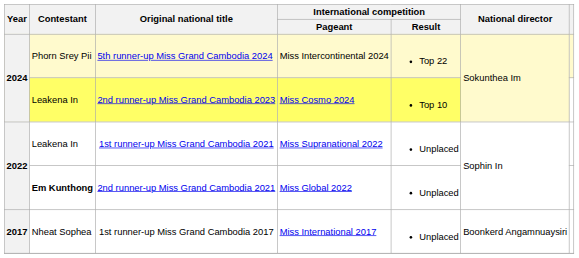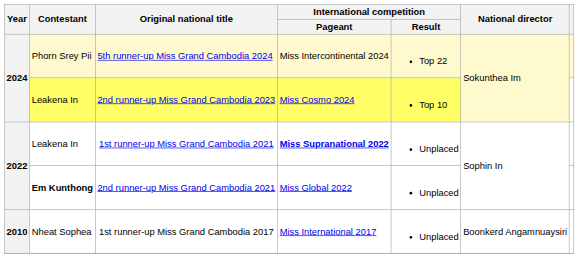(331, 144) normal -> (334, 144) bold
(17, 232) 2017 -> (17, 232) 2010
